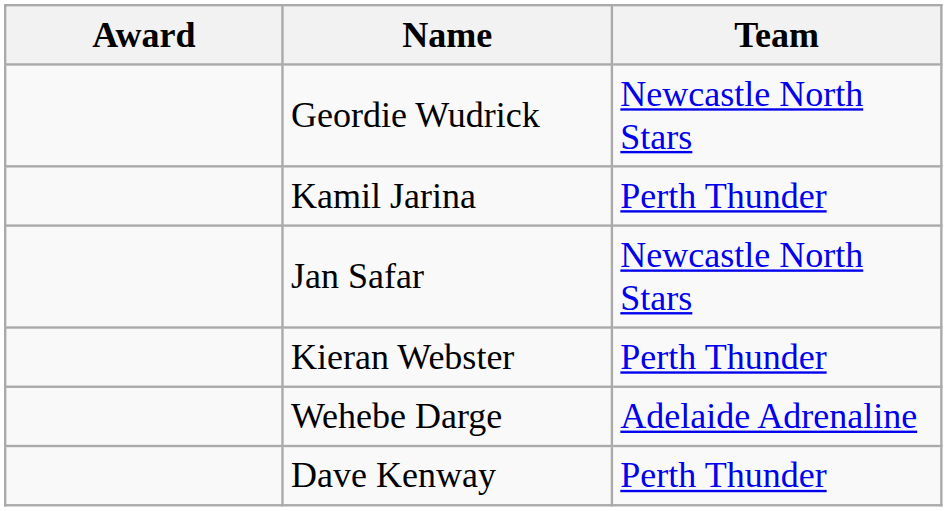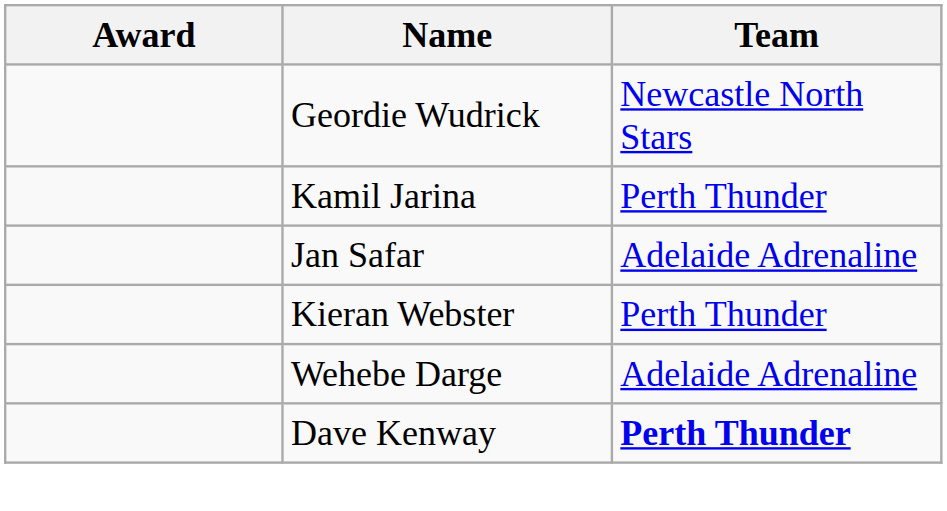(742, 276) Newcastle North Stars -> (769, 255) Adelaide Adrenaline
(723, 476) normal -> (736, 433) bold
